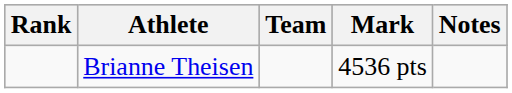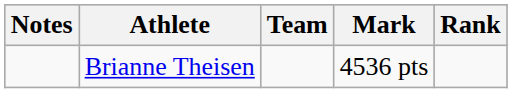columns swapped: (41, 25) <-> (470, 25)
